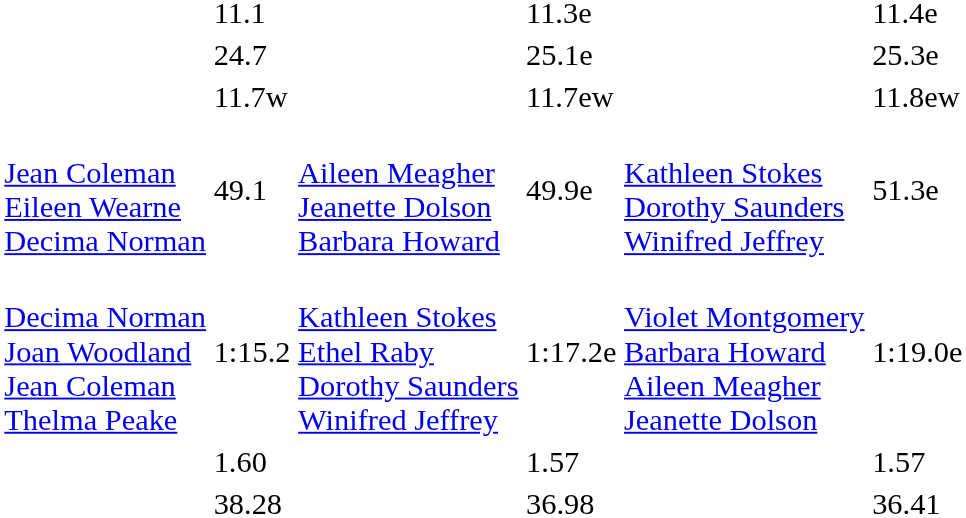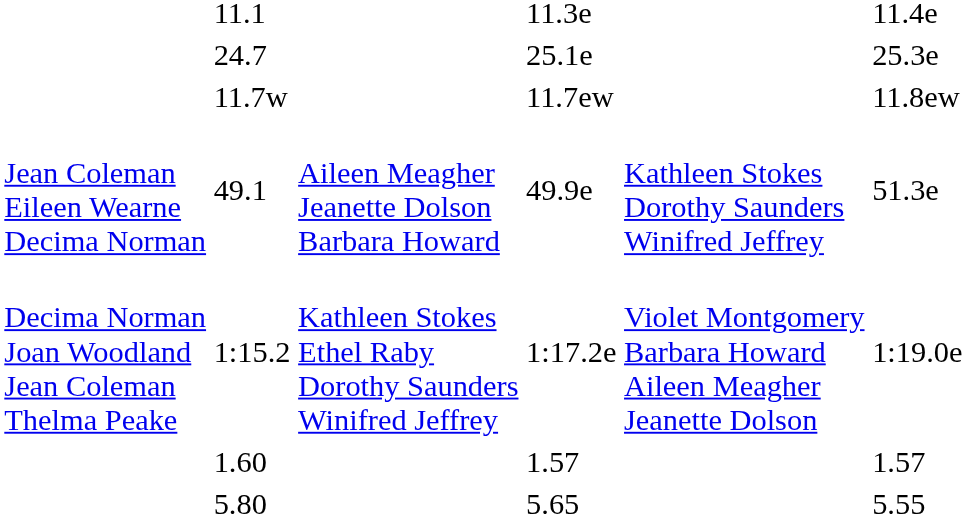+ row: (240, 503)
- row: (248, 503)
